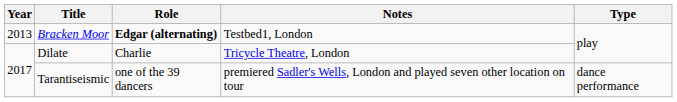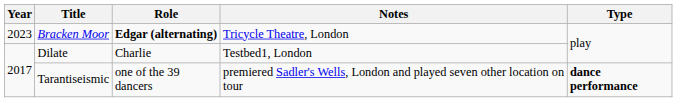(20, 33) 2013 -> (20, 33) 2023
(268, 33) Testbed1, London -> (286, 33) Tricycle Theatre, London
(287, 53) Tricycle Theatre, London -> (267, 53) Testbed1, London
(608, 79) normal -> (604, 79) bold
